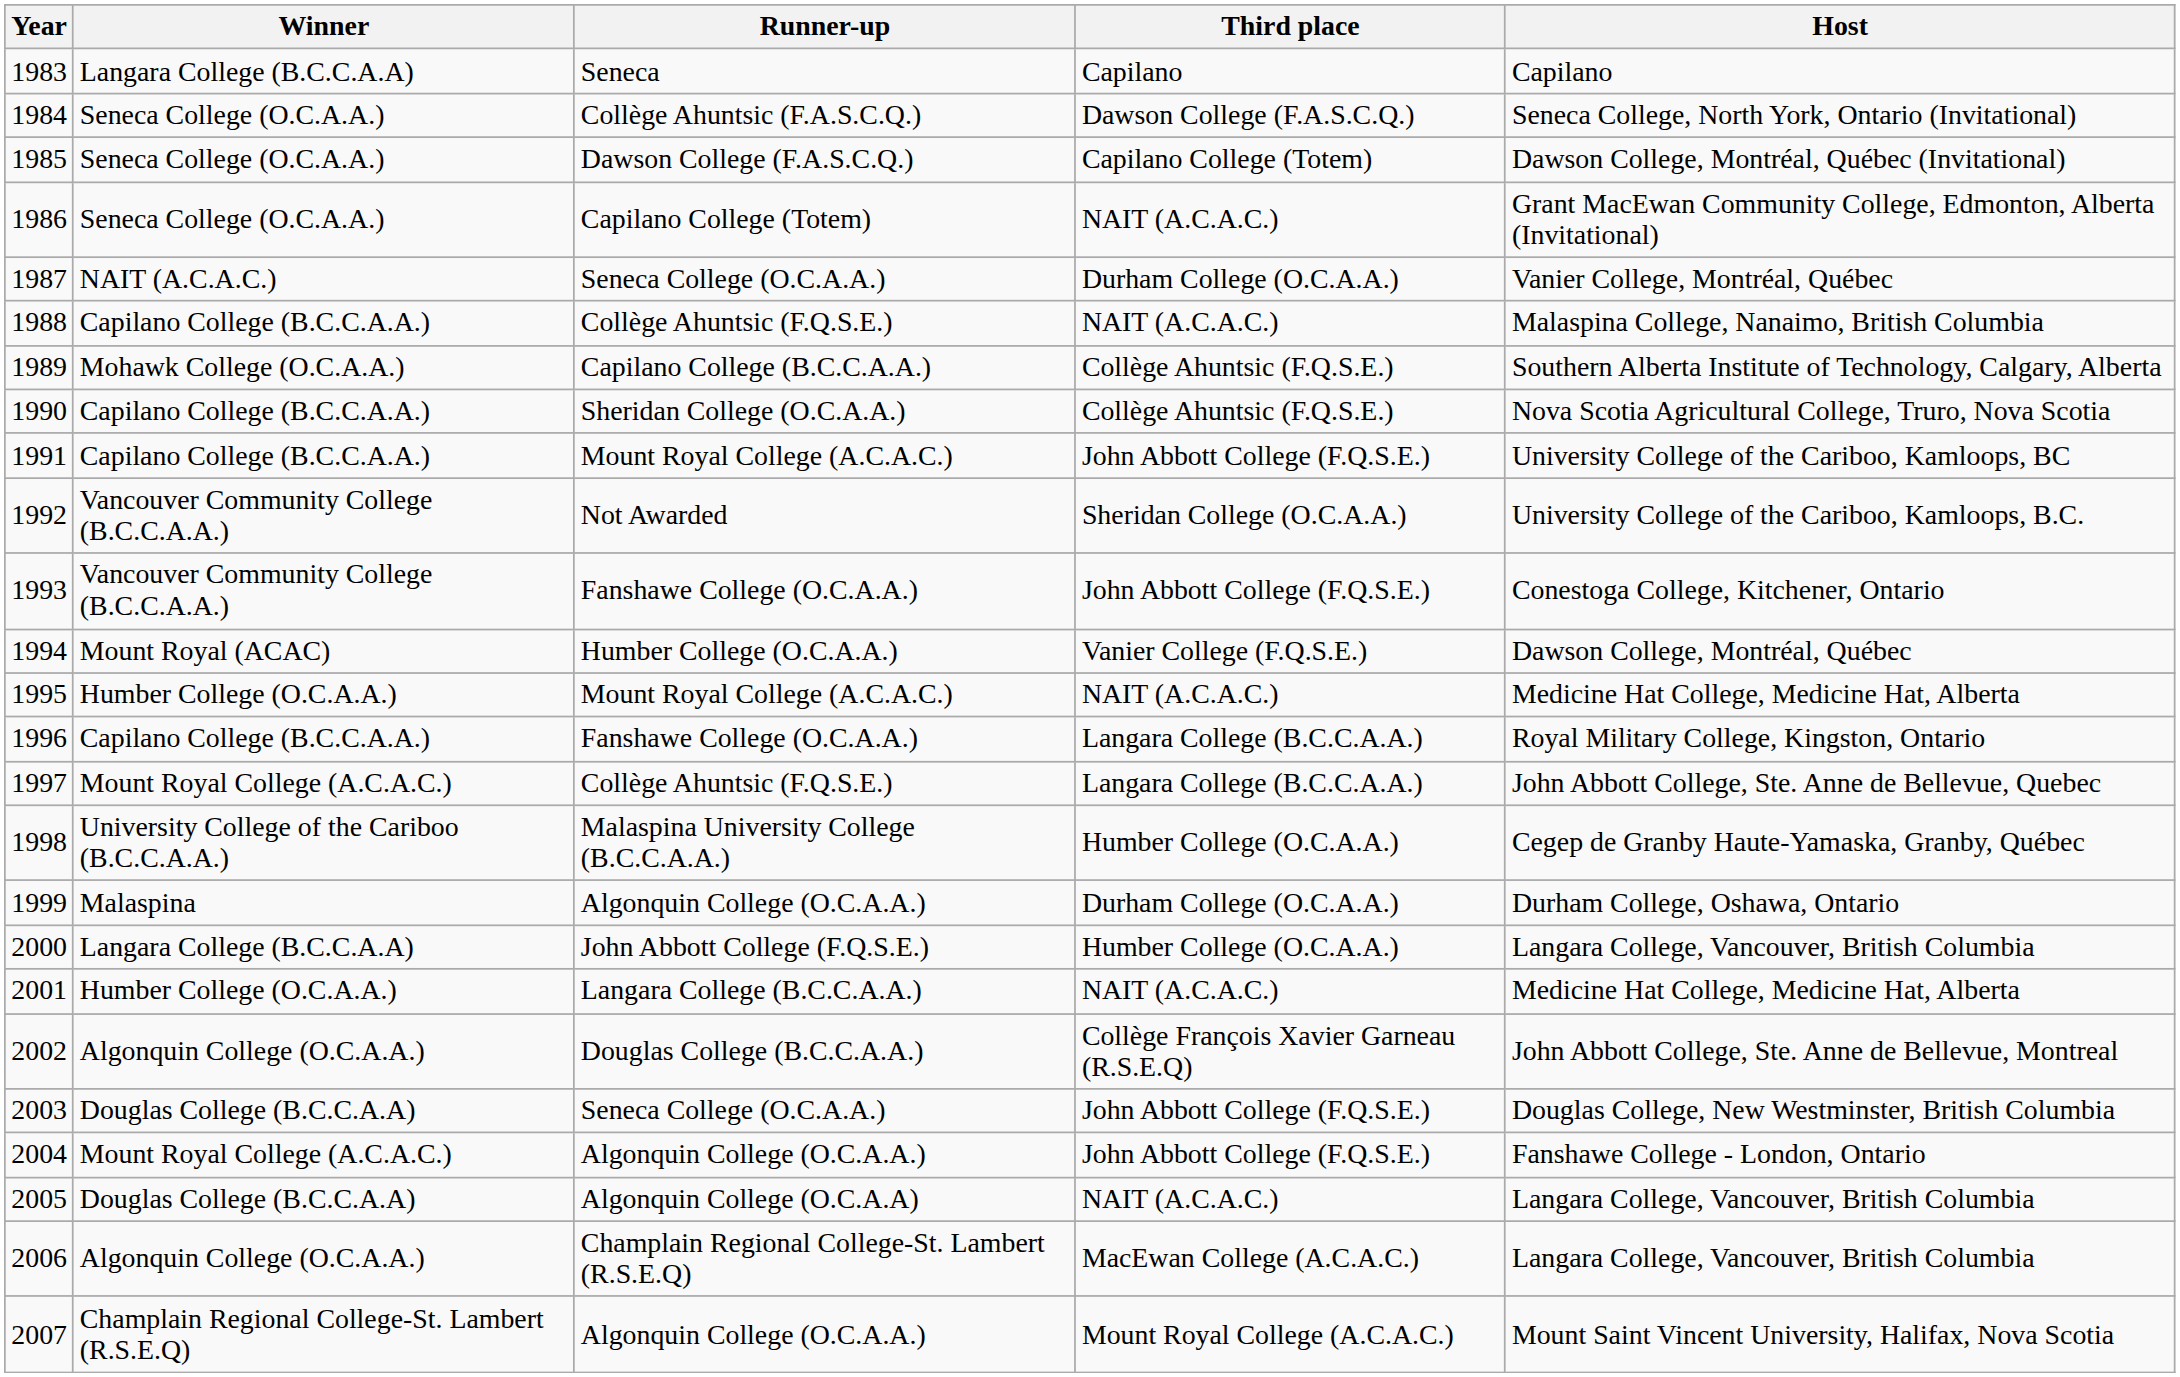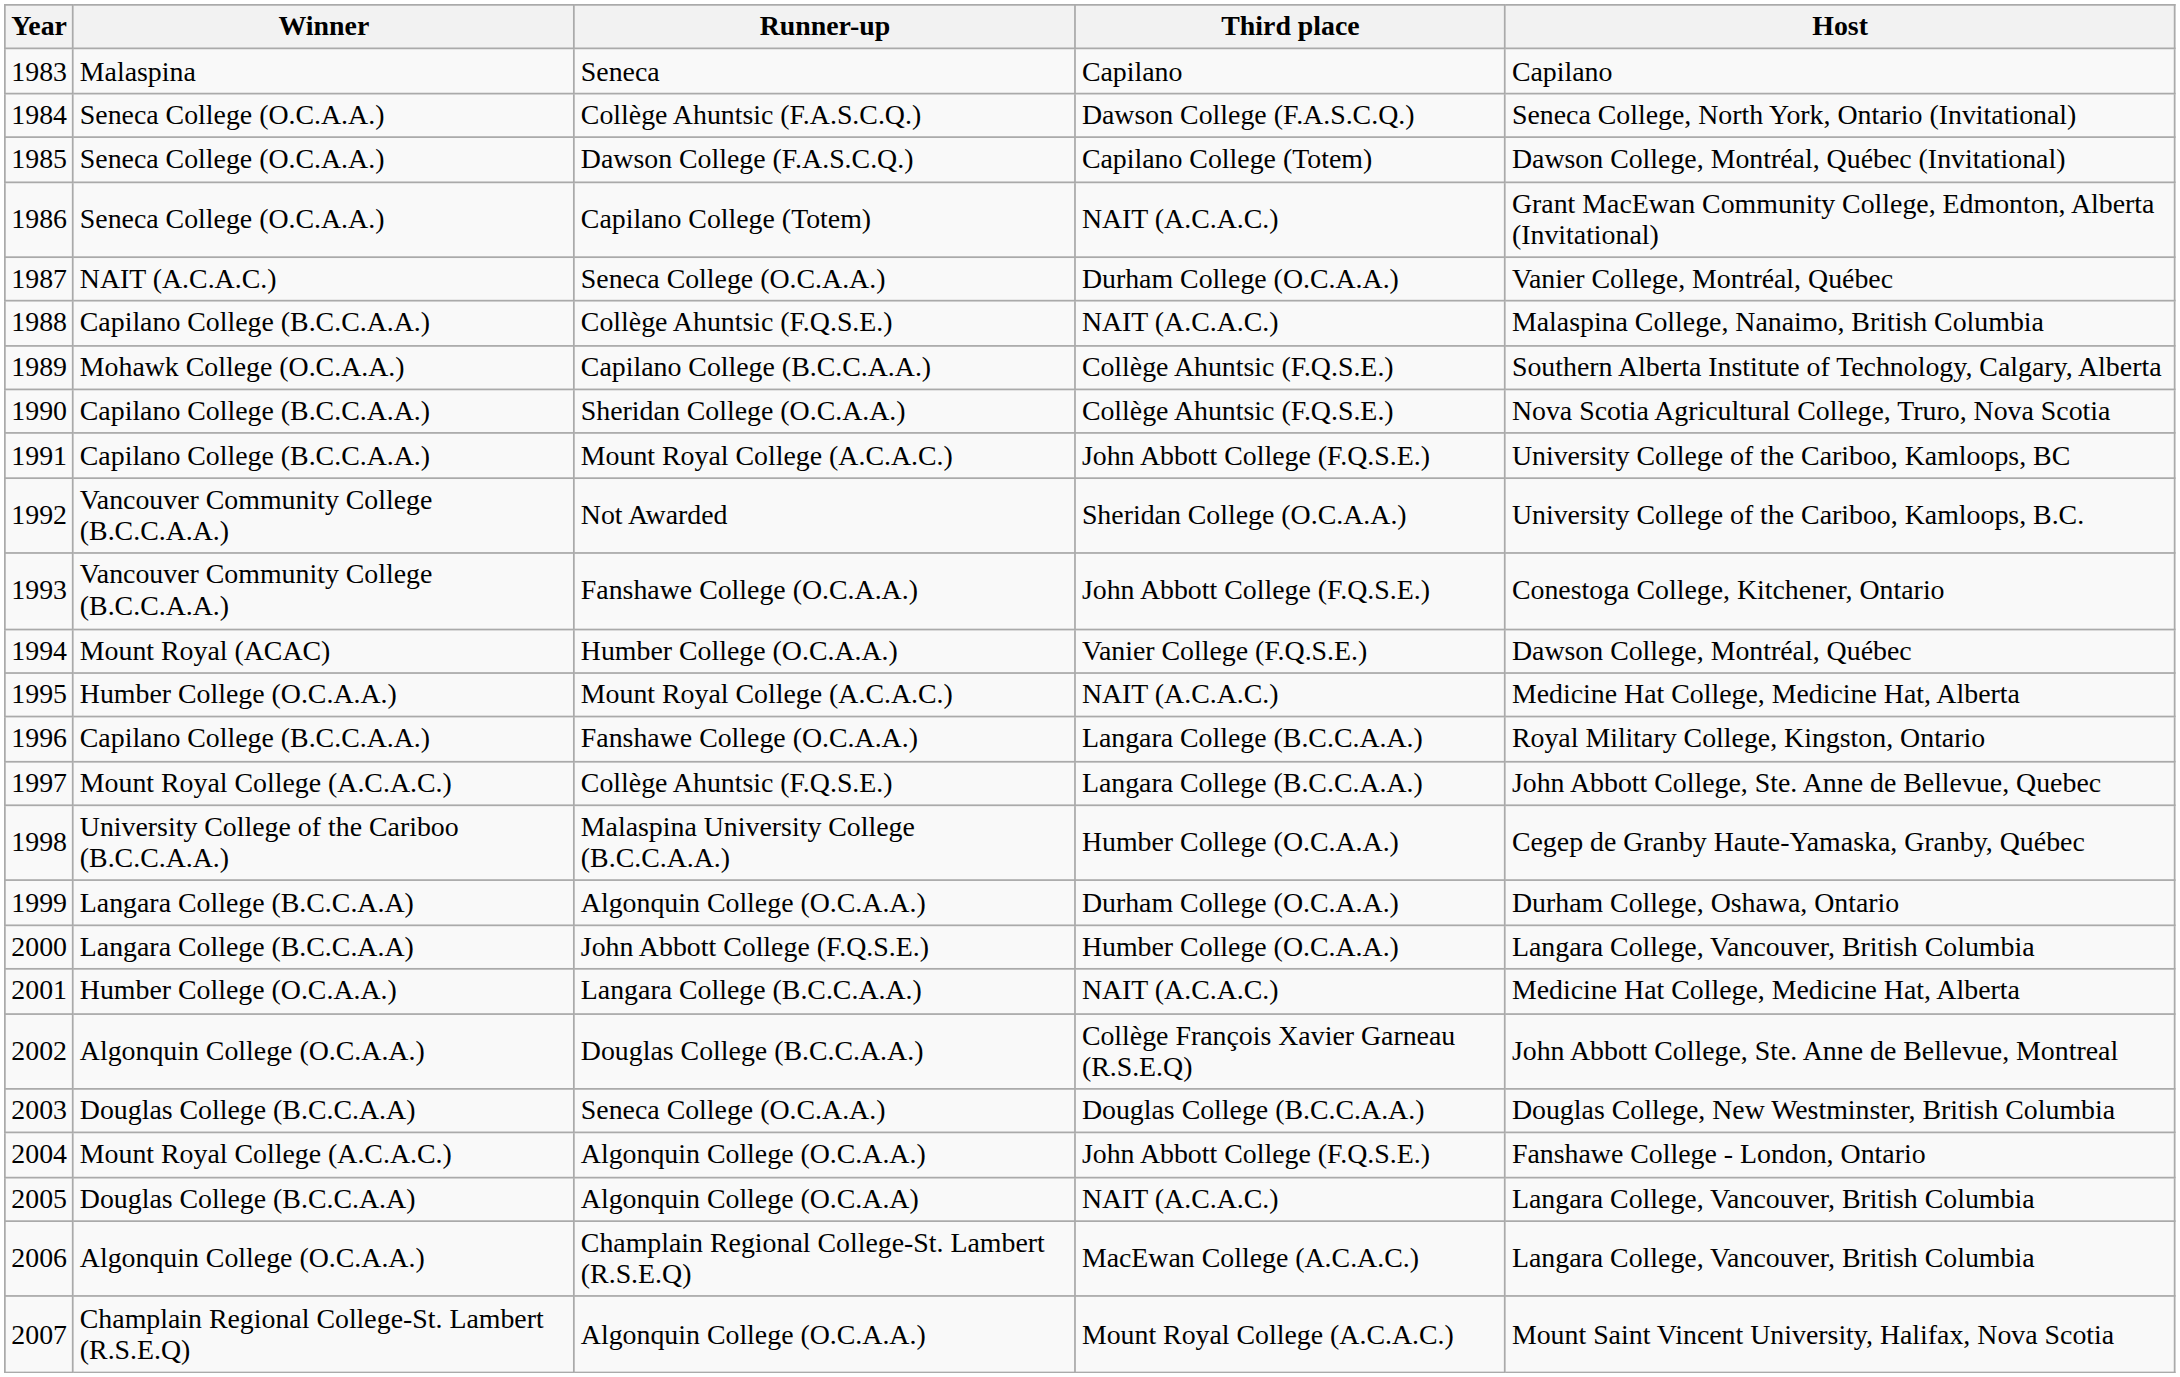(247, 70) Langara College (B.C.C.A.A) -> (138, 70) Malaspina
(138, 902) Malaspina -> (247, 902) Langara College (B.C.C.A.A)
(1256, 1110) John Abbott College (F.Q.S.E.) -> (1253, 1110) Douglas College (B.C.C.A.A.)
